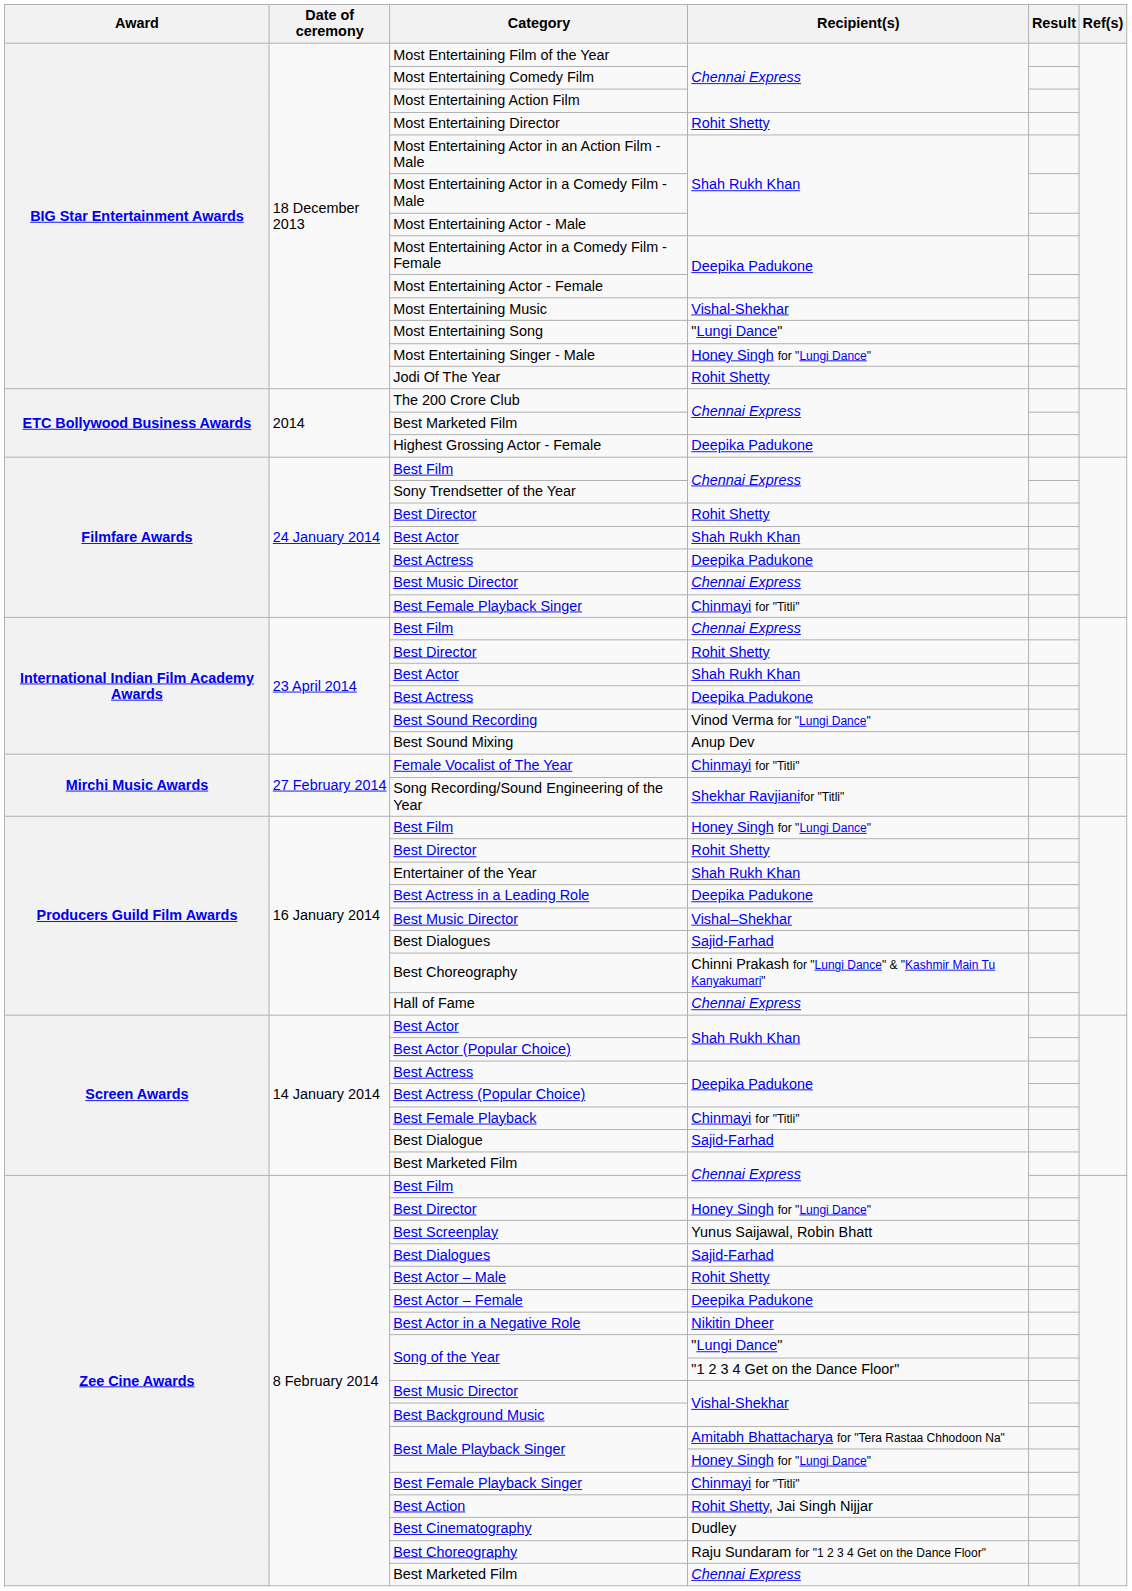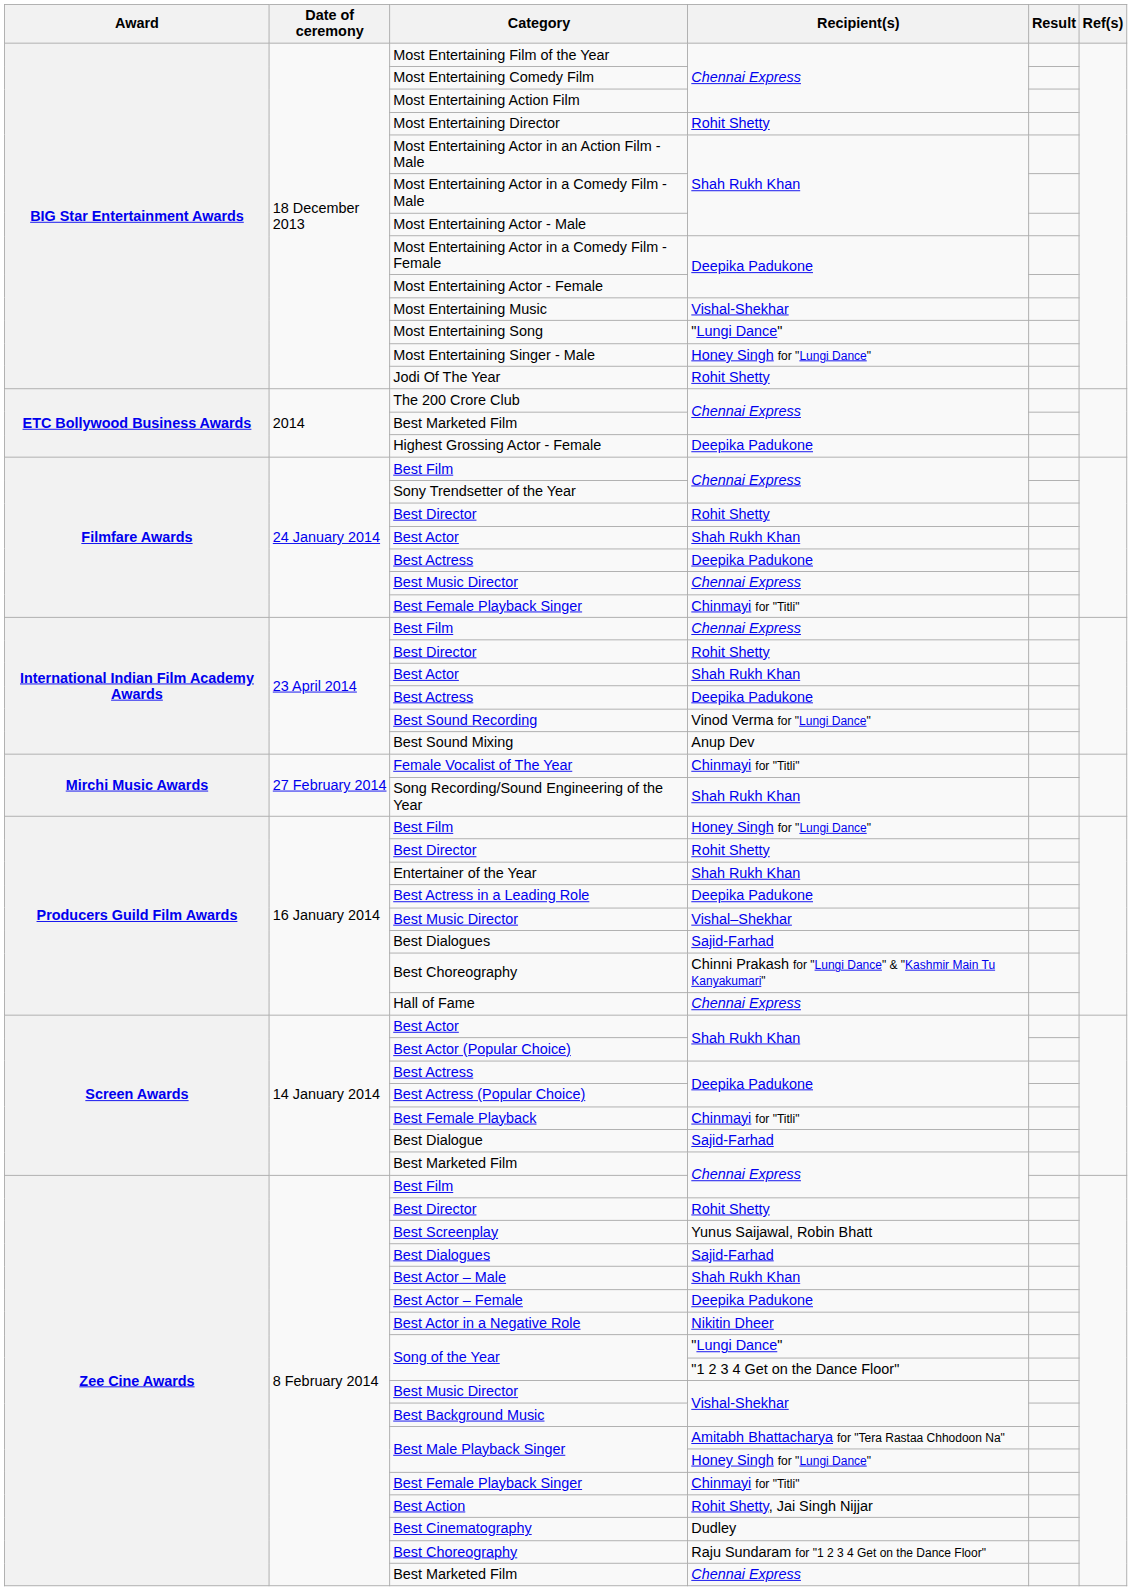(768, 796) Shekhar Ravjianifor "Titli" -> (746, 796) Shah Rukh Khan
(781, 1209) Honey Singh for "Lungi Dance" -> (731, 1209) Rohit Shetty
(731, 1277) Rohit Shetty -> (746, 1277) Shah Rukh Khan
